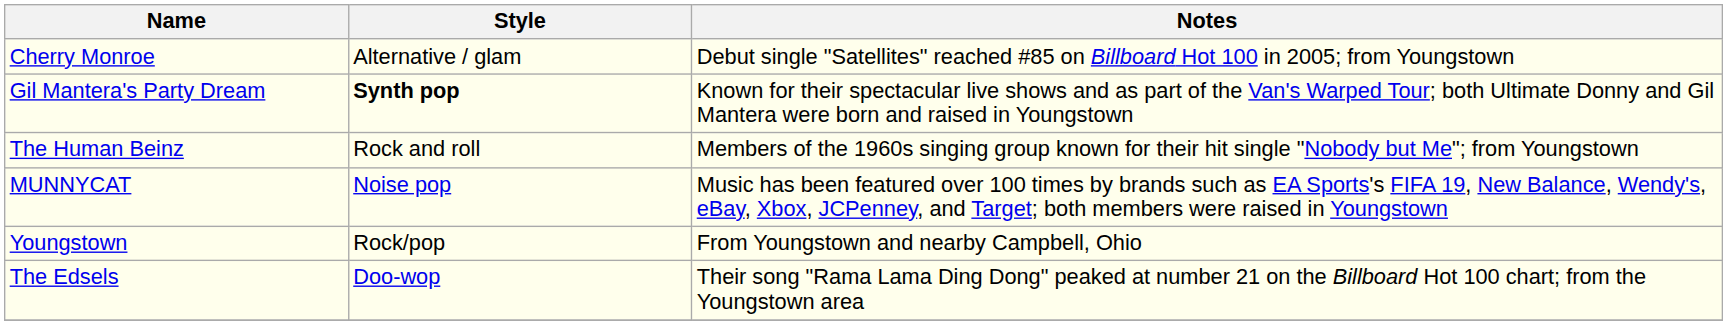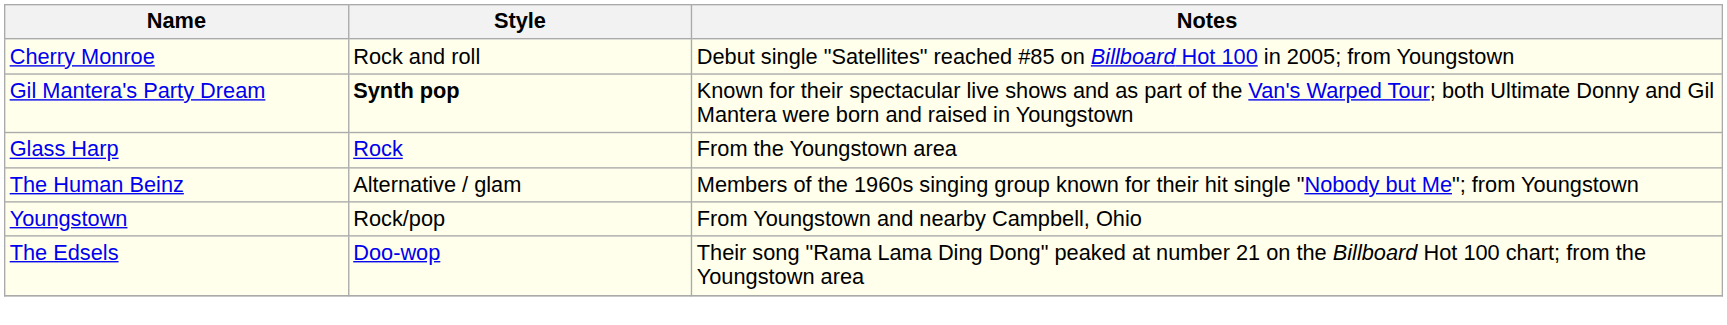(437, 56) Alternative / glam -> (417, 56) Rock and roll
+ row: (64, 149)
(417, 149) Rock and roll -> (437, 184) Alternative / glam
- row: (71, 184)
